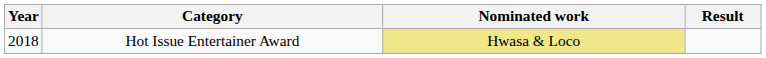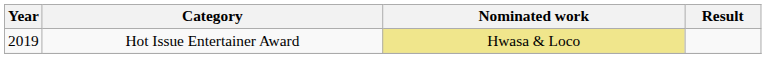(23, 41) 2018 -> (23, 41) 2019
